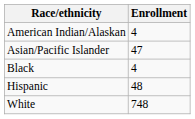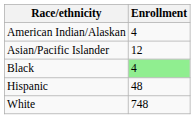(137, 50) 47 -> (137, 50) 12
(134, 68) no background -> (134, 68) lightgreen background
